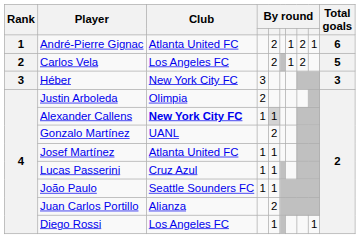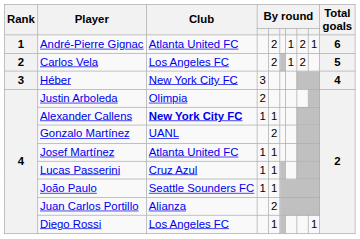(337, 80) 3 -> (337, 80) 4
(274, 116) lightgrey background -> (274, 116) no background
